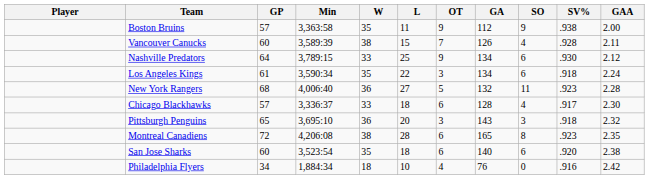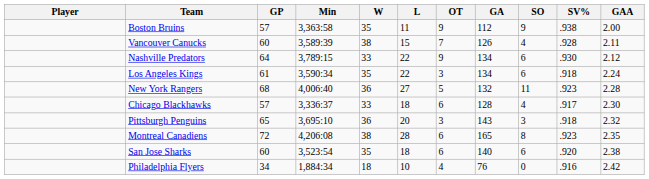(405, 58) 25 -> (405, 58) 22
